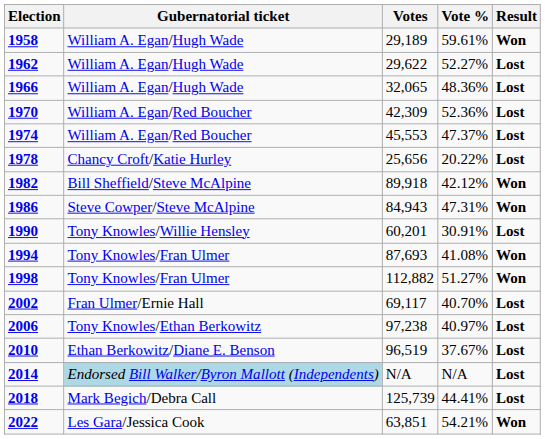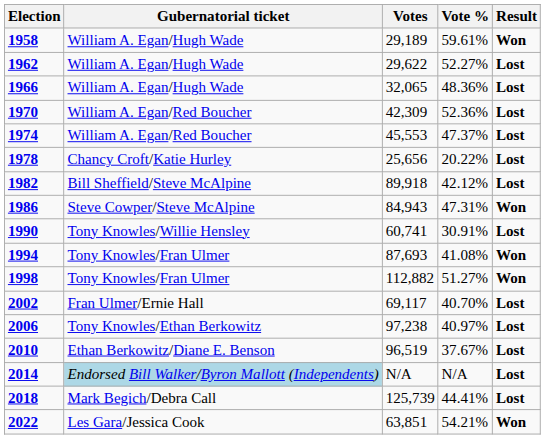(511, 183) Won -> (510, 183) Lost
(406, 231) 60,201 -> (406, 231) 60,741
